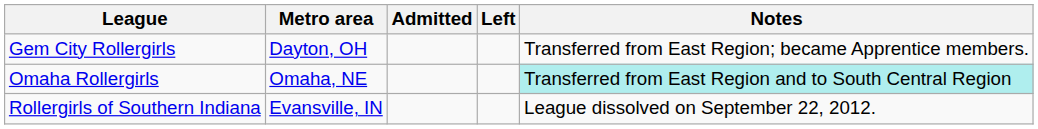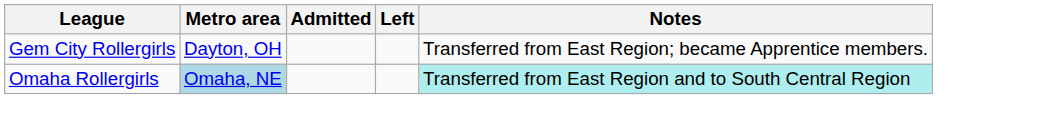(318, 78) no background -> (233, 78) lightblue background
- row: (135, 108)
